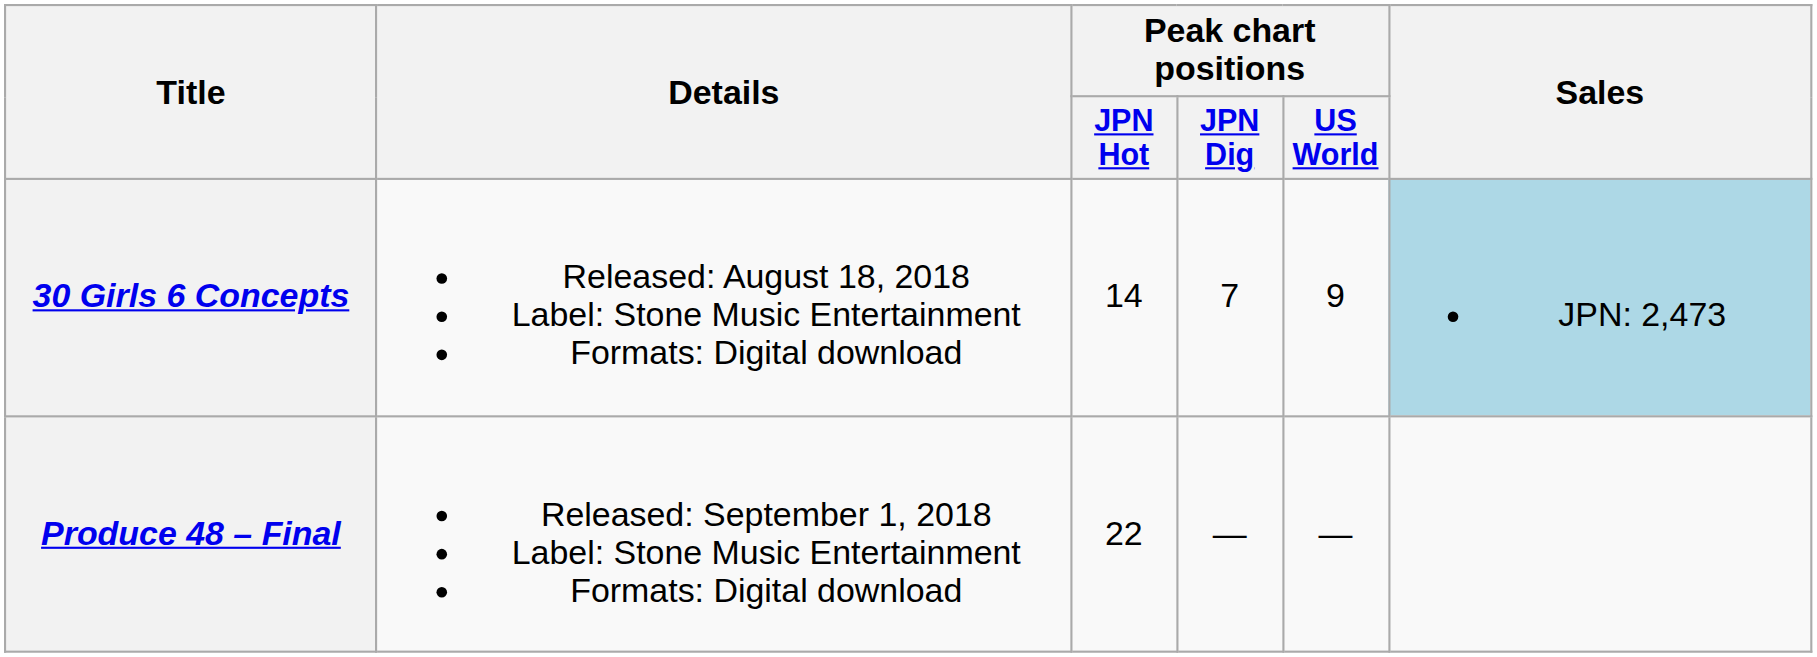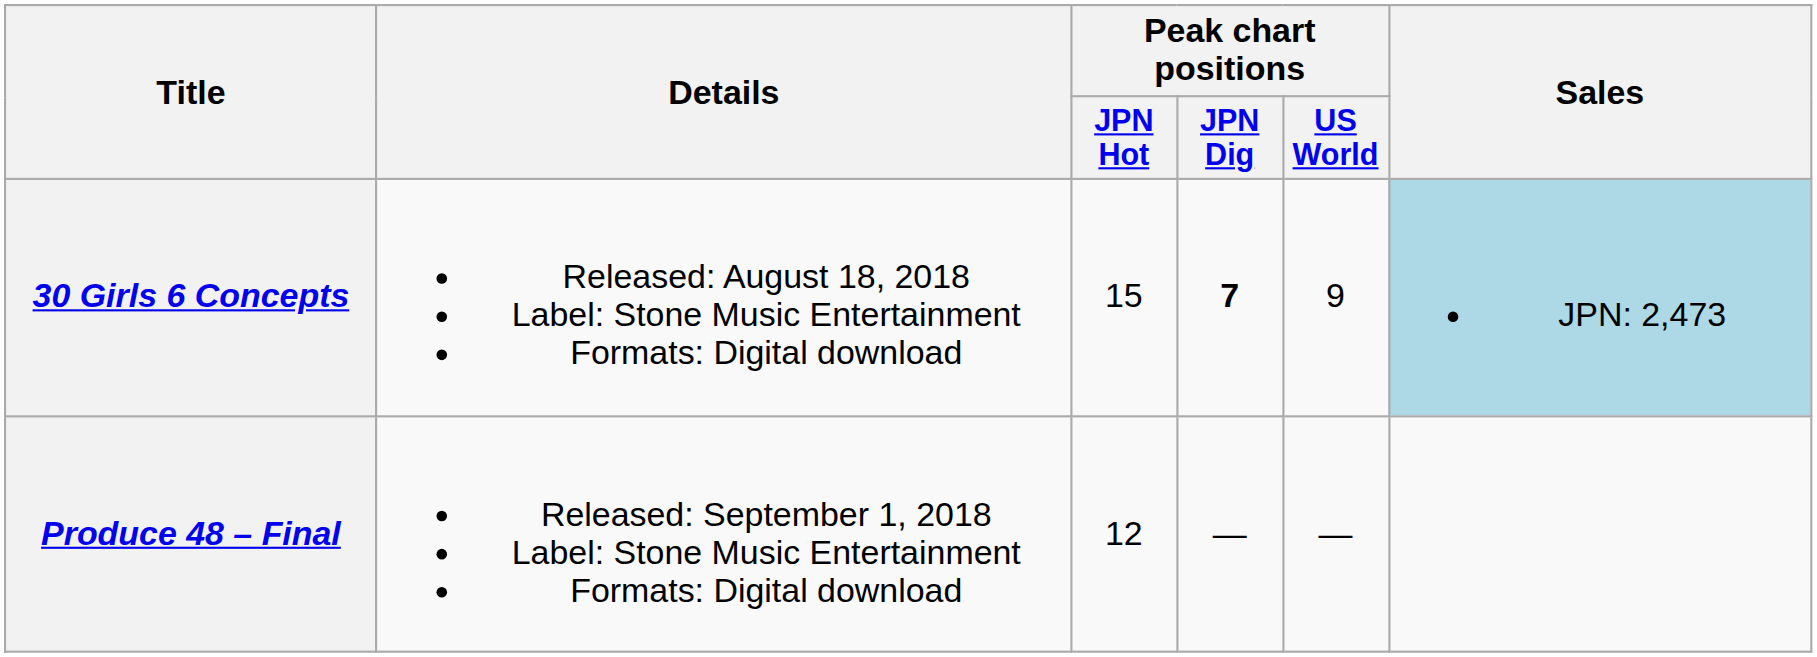(1124, 296) 14 -> (1124, 296) 15
(1230, 296) normal -> (1230, 296) bold
(1124, 532) 22 -> (1124, 532) 12
